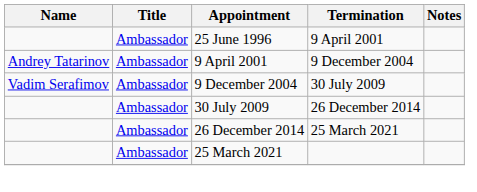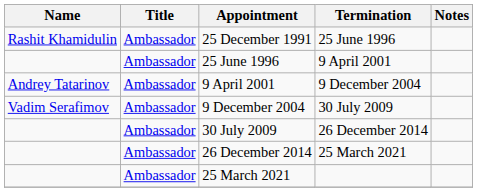+ row: (257, 38)
